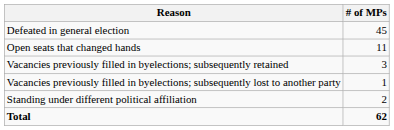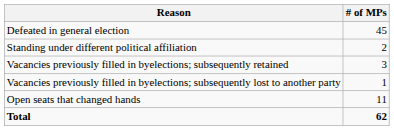rows swapped: (74, 47) <-> (102, 99)
